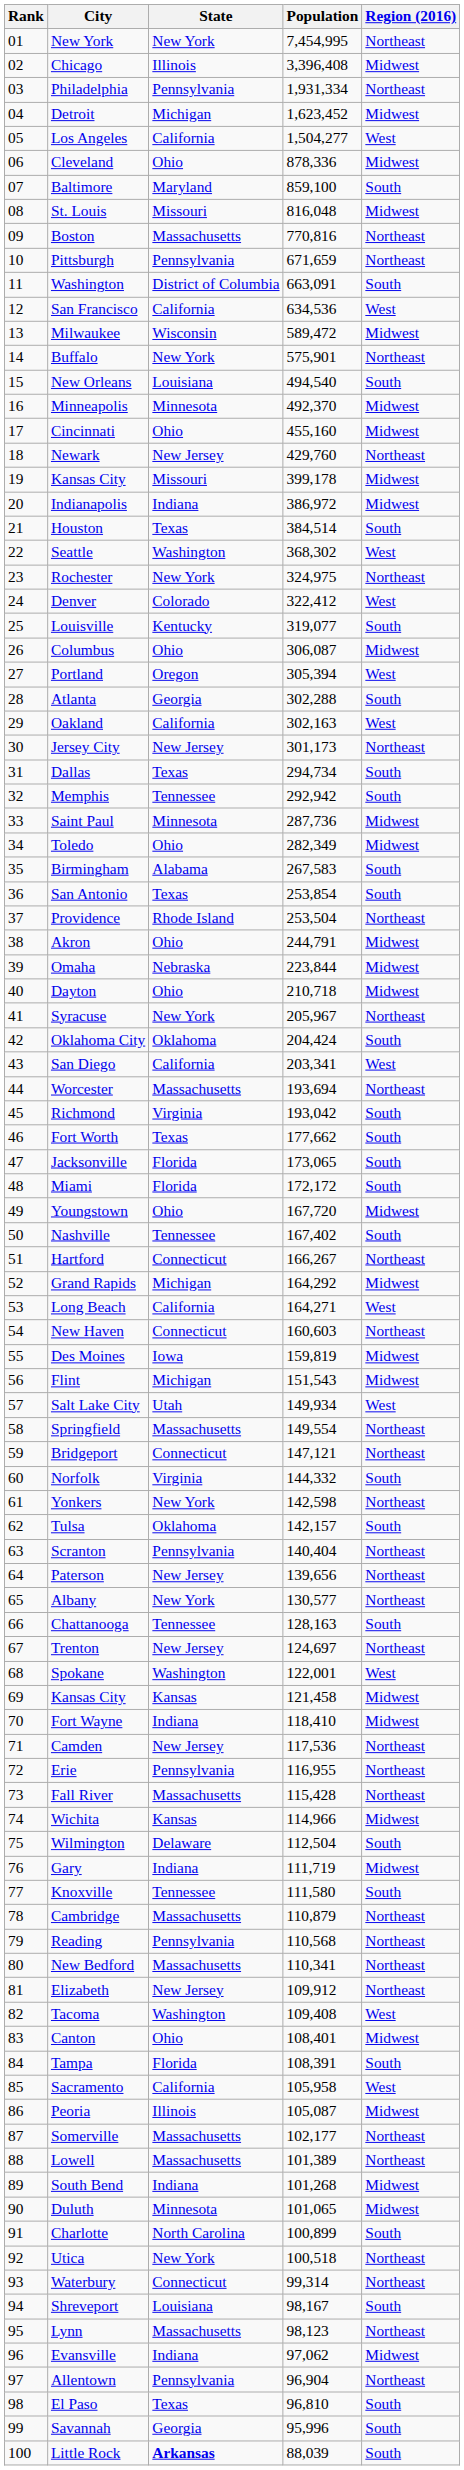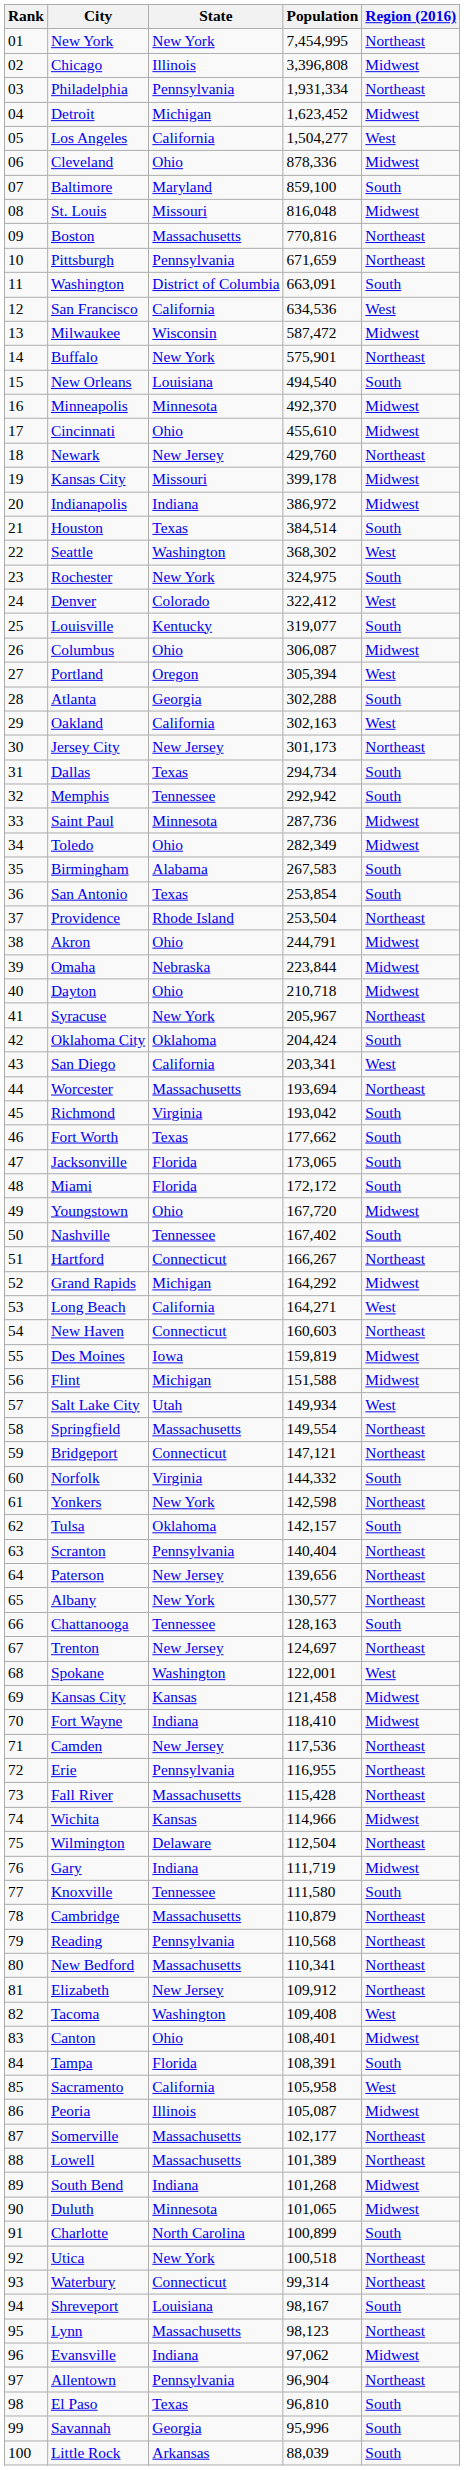(317, 65) 3,396,408 -> (317, 65) 3,396,808
(312, 333) 589,472 -> (312, 333) 587,472
(312, 430) 455,160 -> (312, 430) 455,610
(395, 576) Northeast -> (383, 576) South
(312, 1380) 151,543 -> (312, 1380) 151,588
(383, 1843) South -> (395, 1843) Northeast
(183, 2452) bold -> (181, 2452) normal
